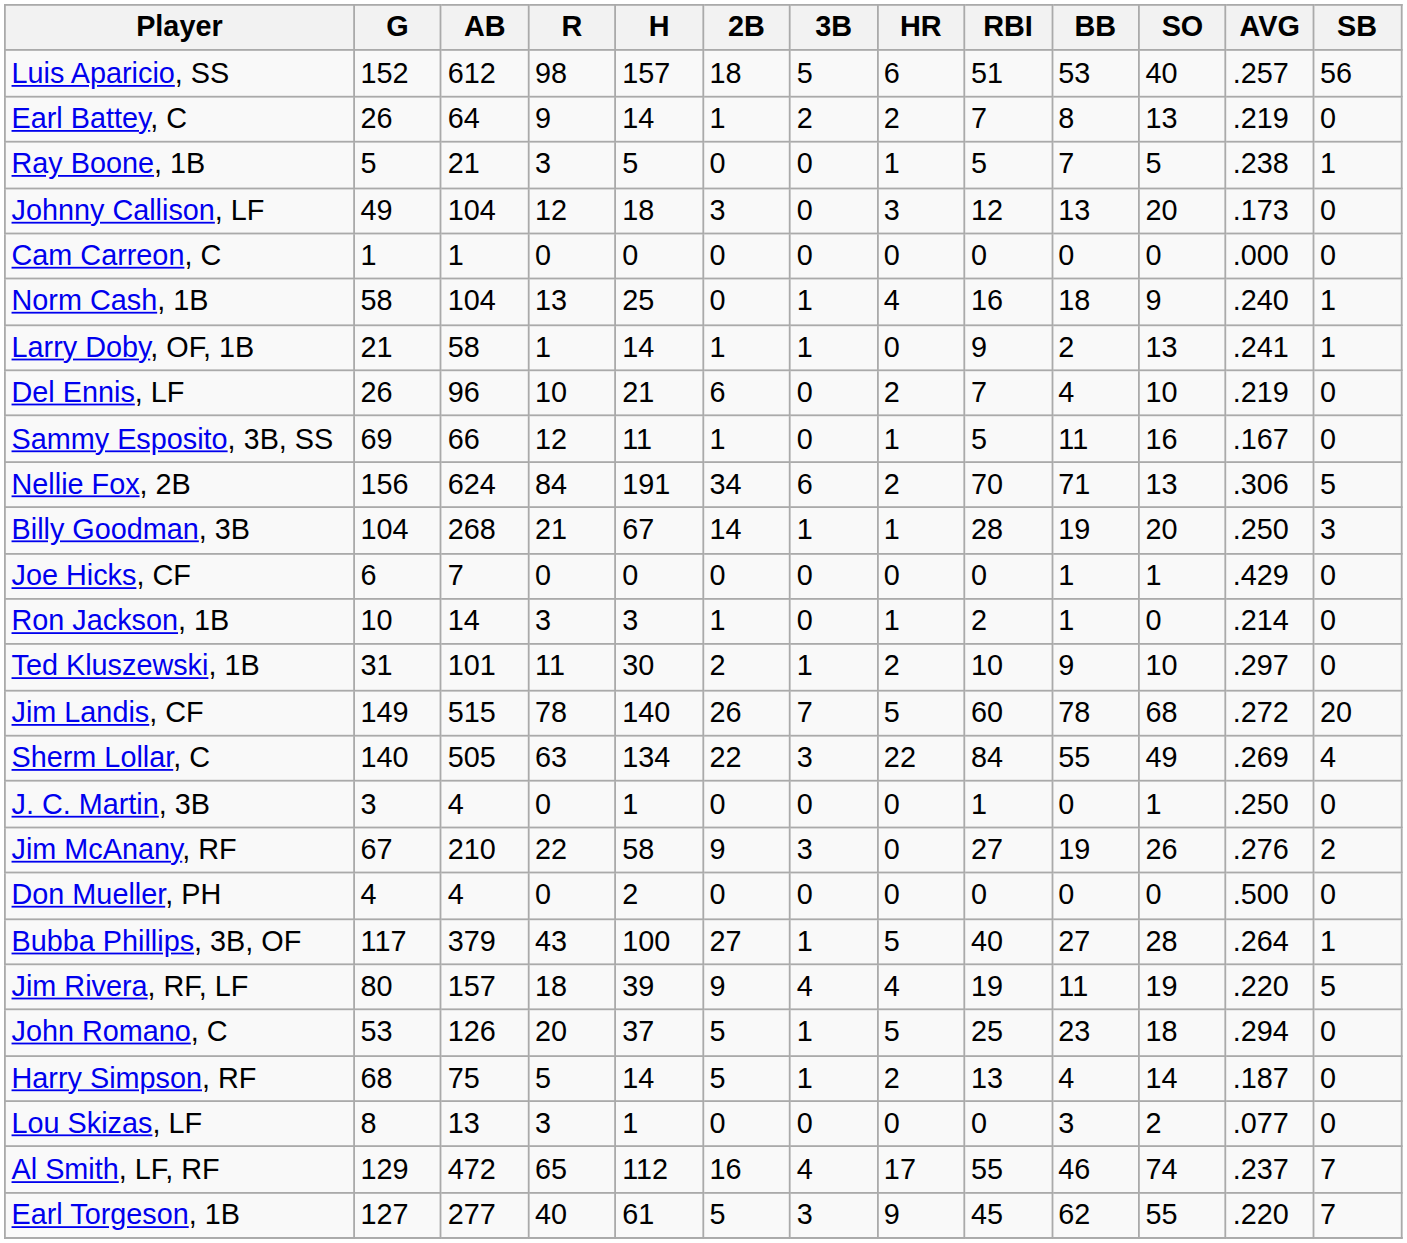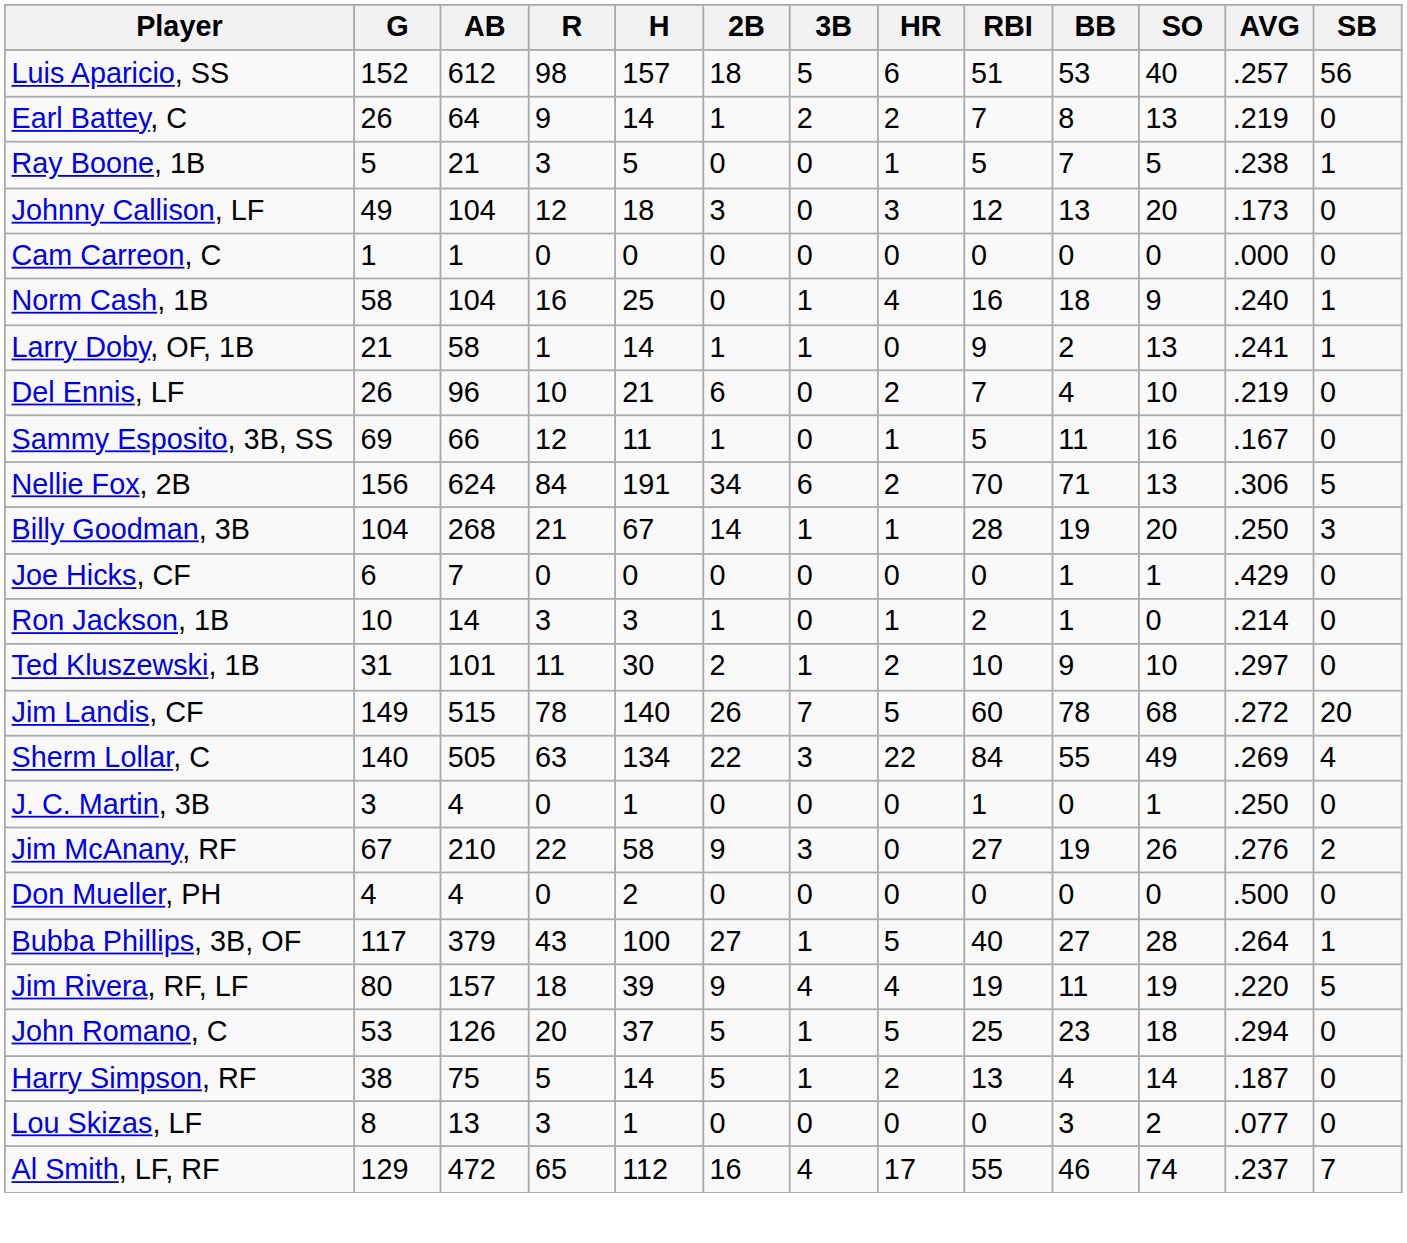(551, 301) 13 -> (551, 301) 16
(377, 1077) 68 -> (377, 1077) 38
- row: (126, 1214)
